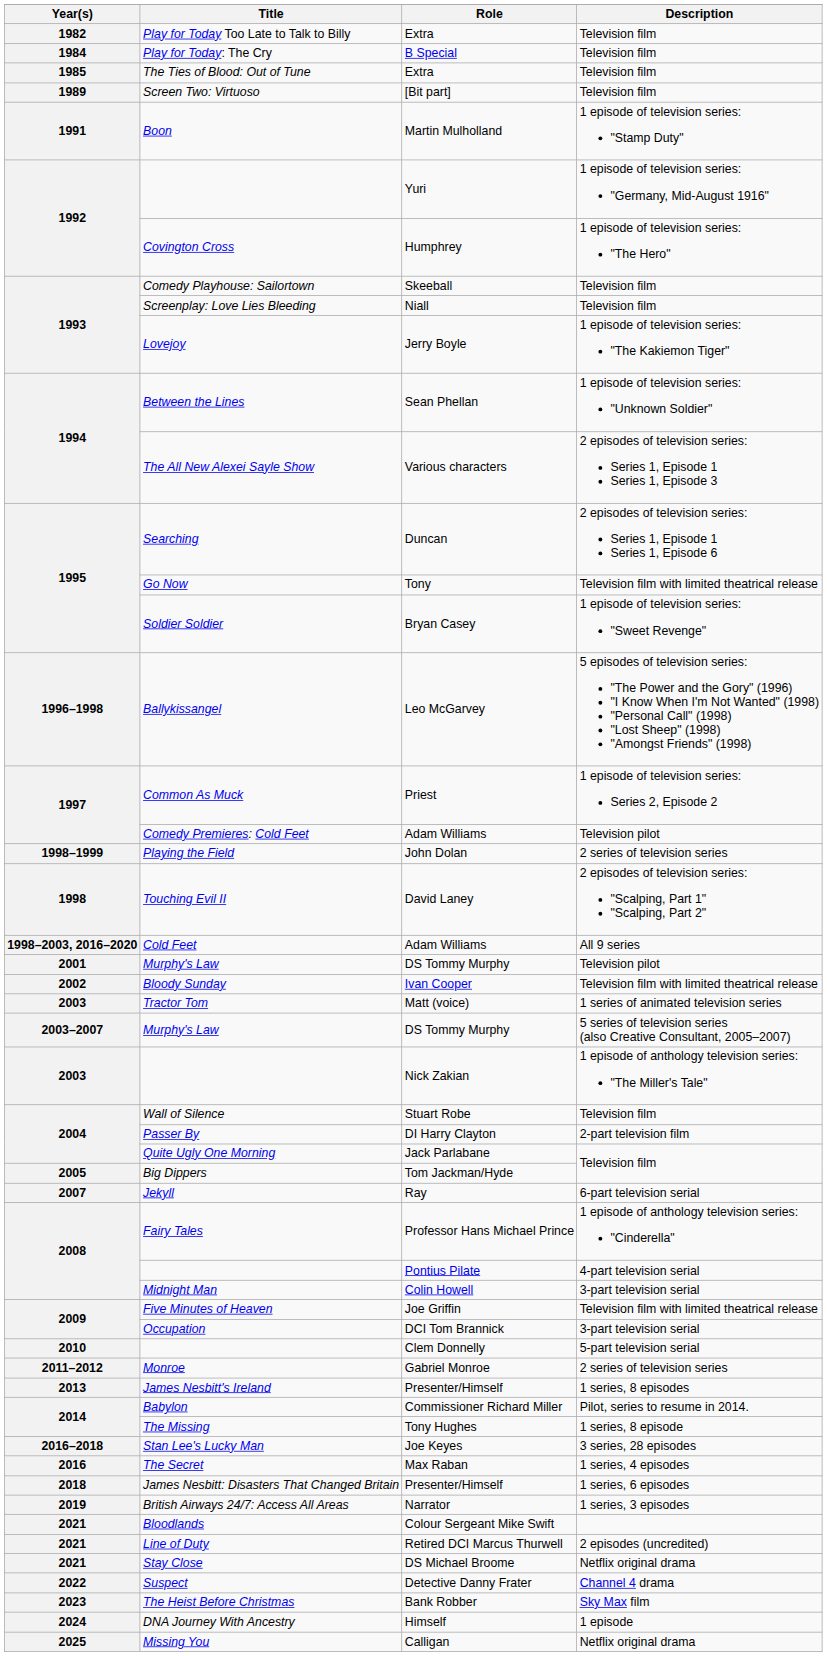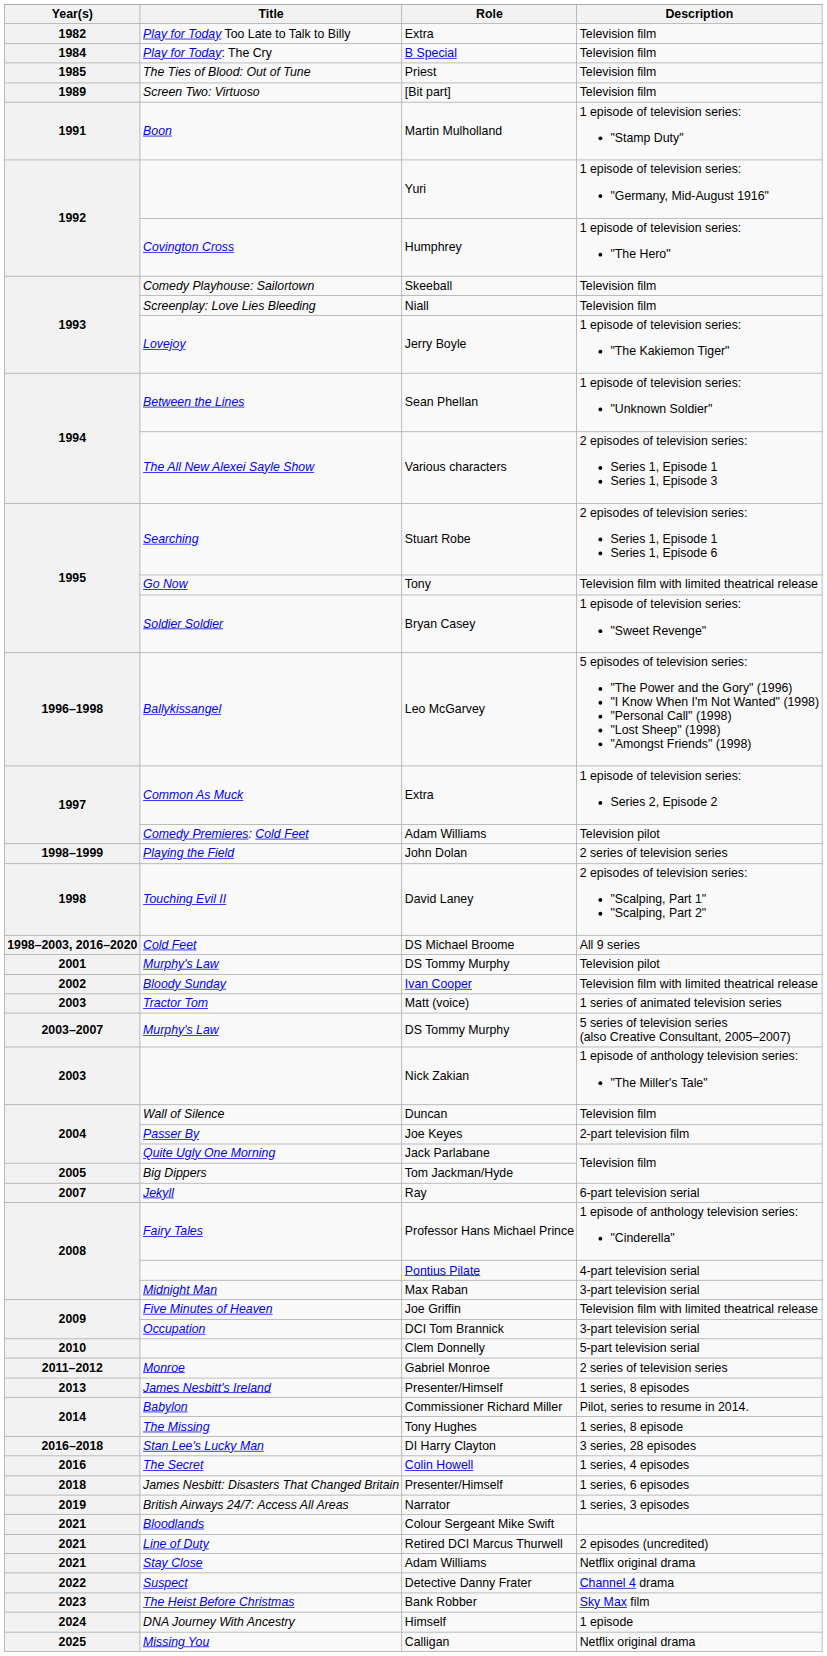(419, 72) Extra -> (421, 72) Priest
(426, 539) Duncan -> (438, 539) Stuart Robe
(421, 795) Priest -> (419, 795) Extra
(446, 945) Adam Williams -> (460, 945) DS Michael Broome
(438, 1114) Stuart Robe -> (426, 1114) Duncan
(450, 1134) DI Harry Clayton -> (434, 1134) Joe Keyes
(439, 1289) Colin Howell -> (436, 1289) Max Raban
(434, 1446) Joe Keyes -> (450, 1446) DI Harry Clayton
(436, 1465) Max Raban -> (439, 1465) Colin Howell
(460, 1563) DS Michael Broome -> (446, 1563) Adam Williams
